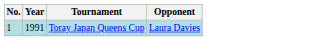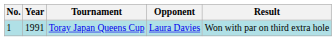+ column: (267, 12)
